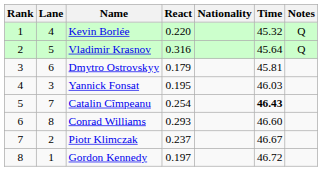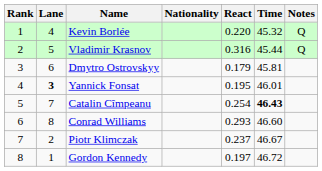columns swapped: (225, 13) <-> (178, 13)
(270, 49) 45.64 -> (270, 49) 45.44
(51, 85) normal -> (51, 85) bold
(270, 85) 46.03 -> (270, 85) 46.01
